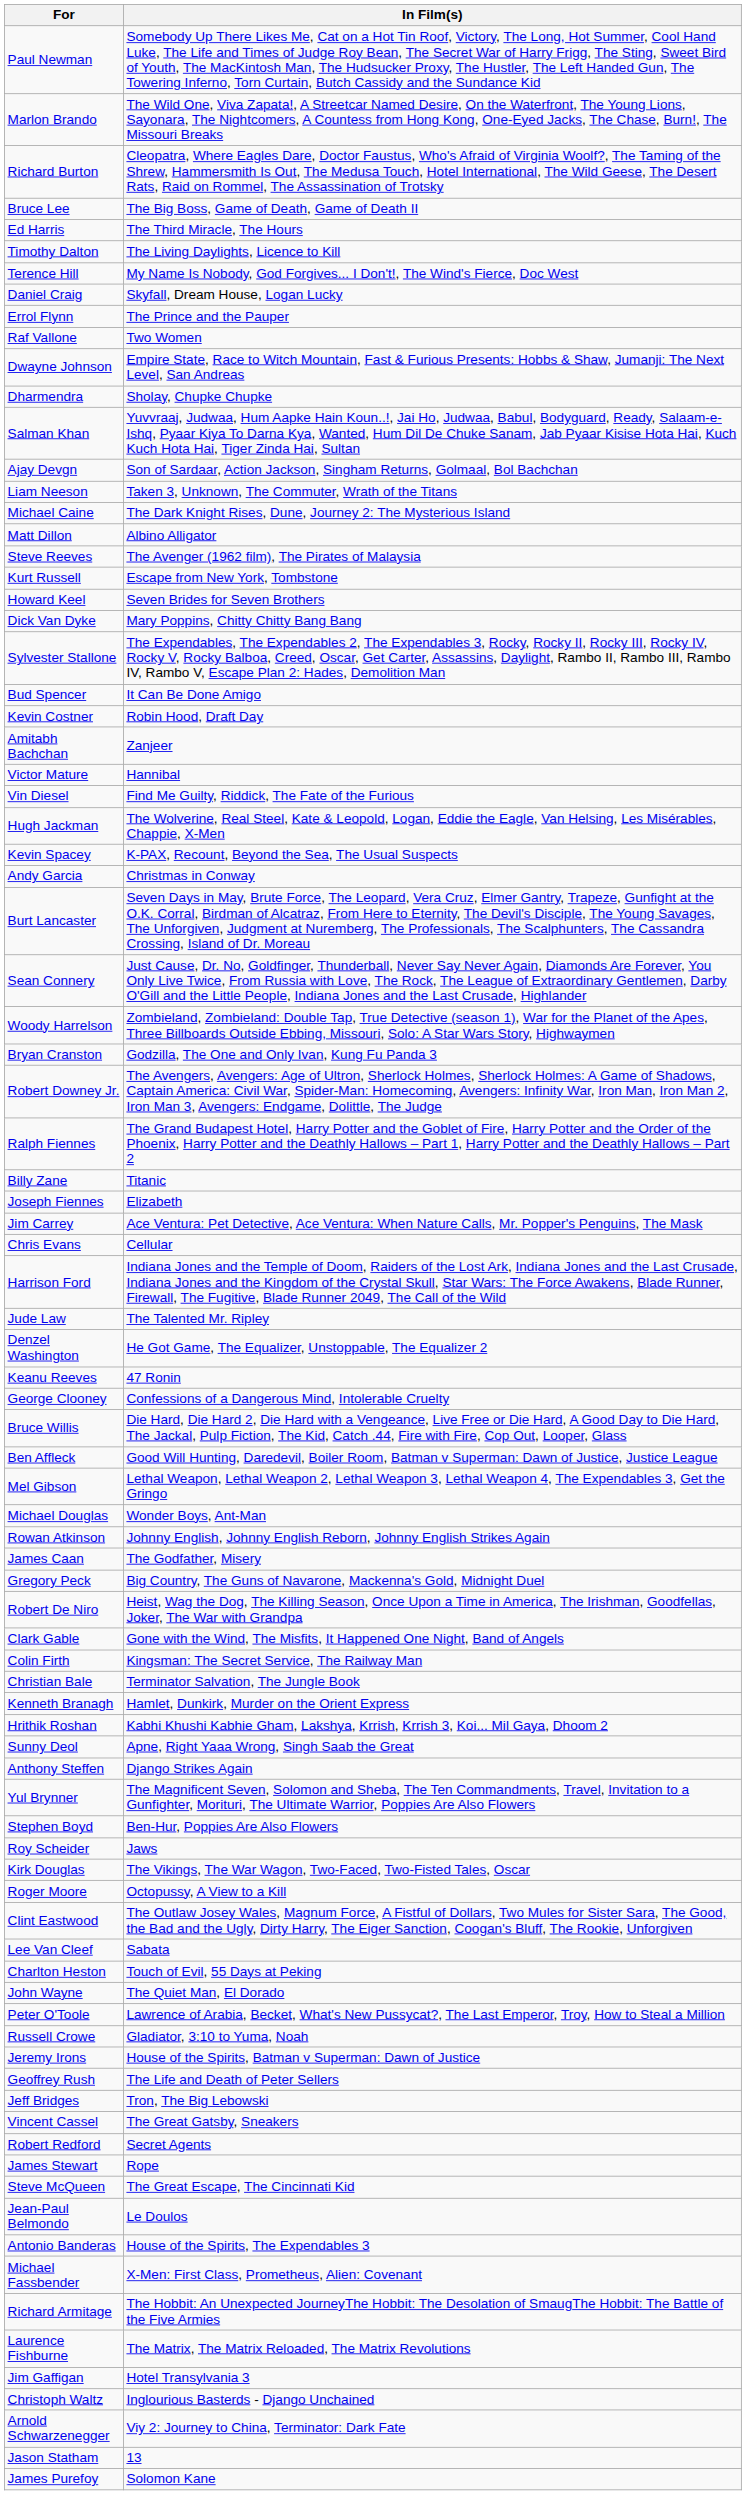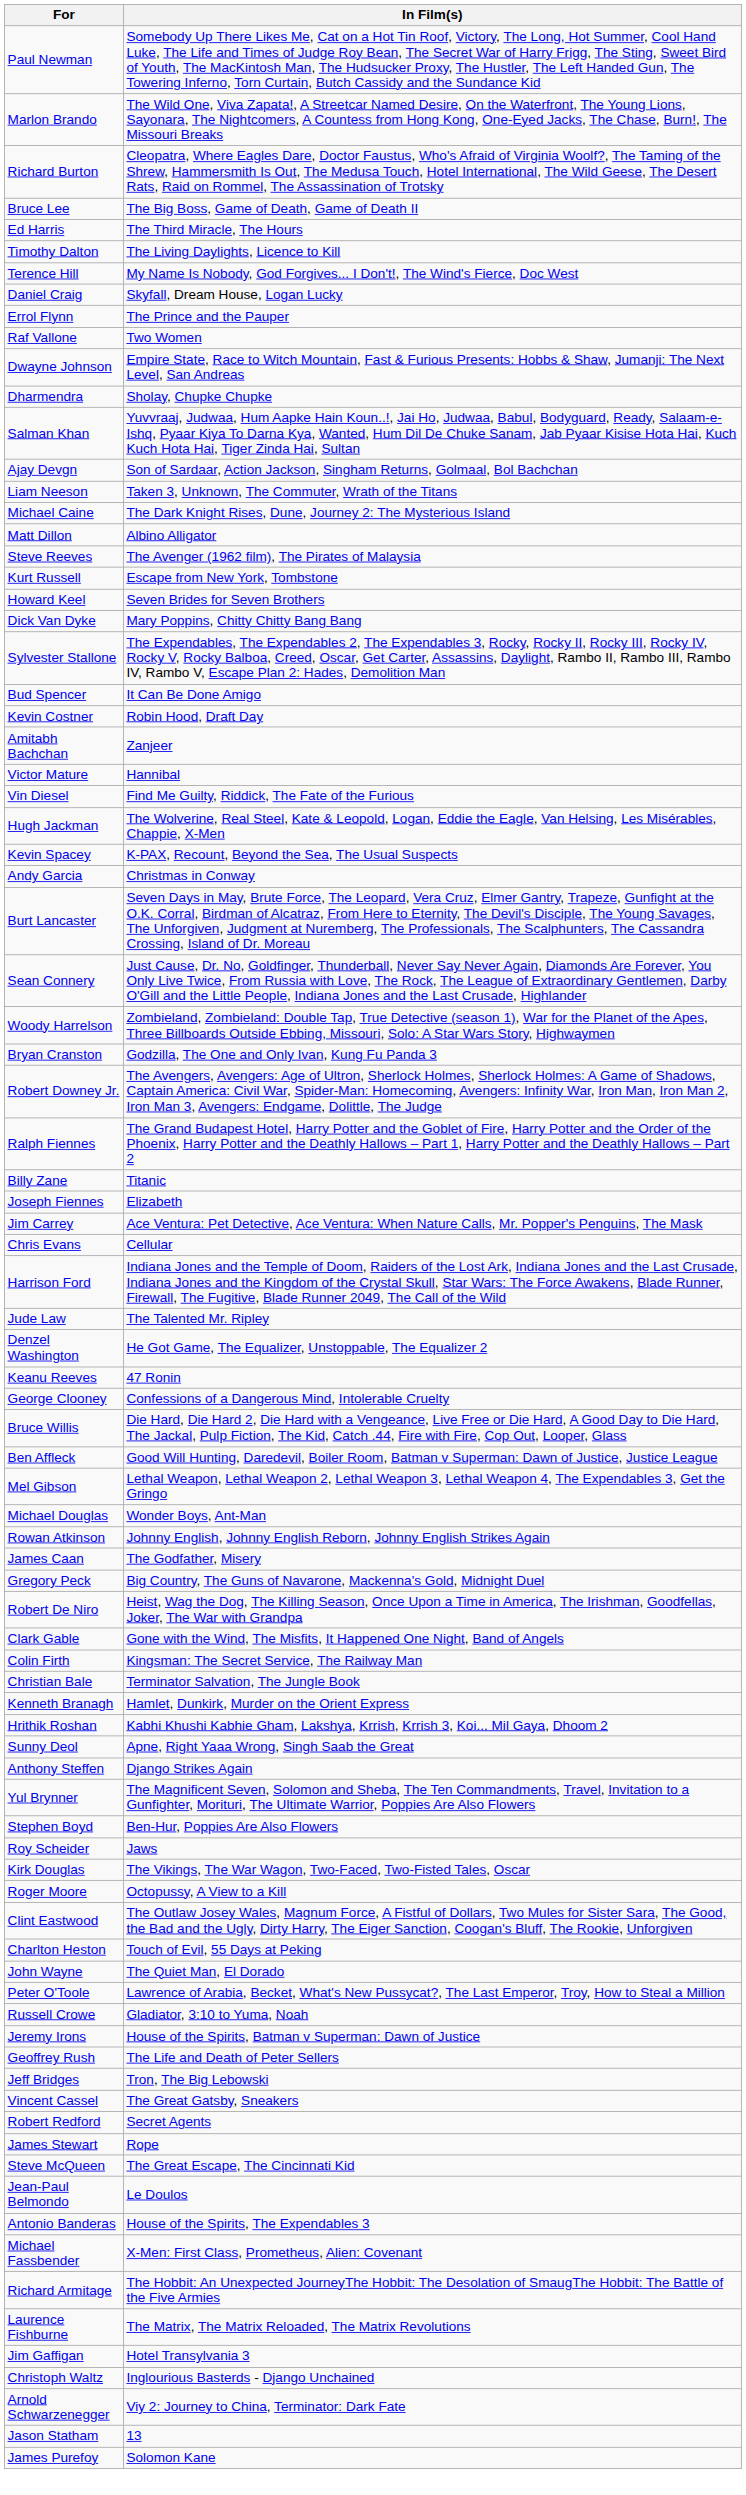- row: (50, 1949)
